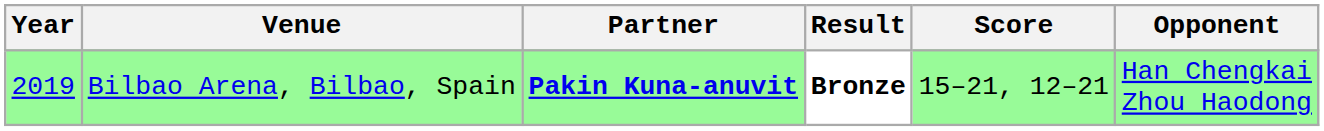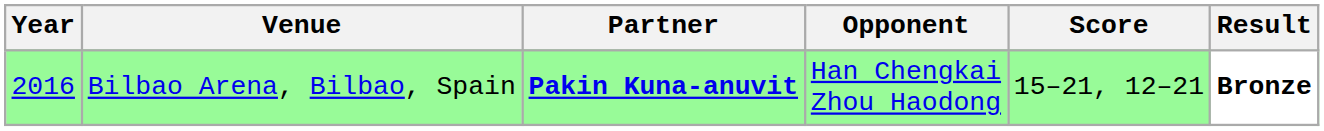columns swapped: (1217, 27) <-> (858, 27)
(43, 87) 2019 -> (43, 87) 2016
